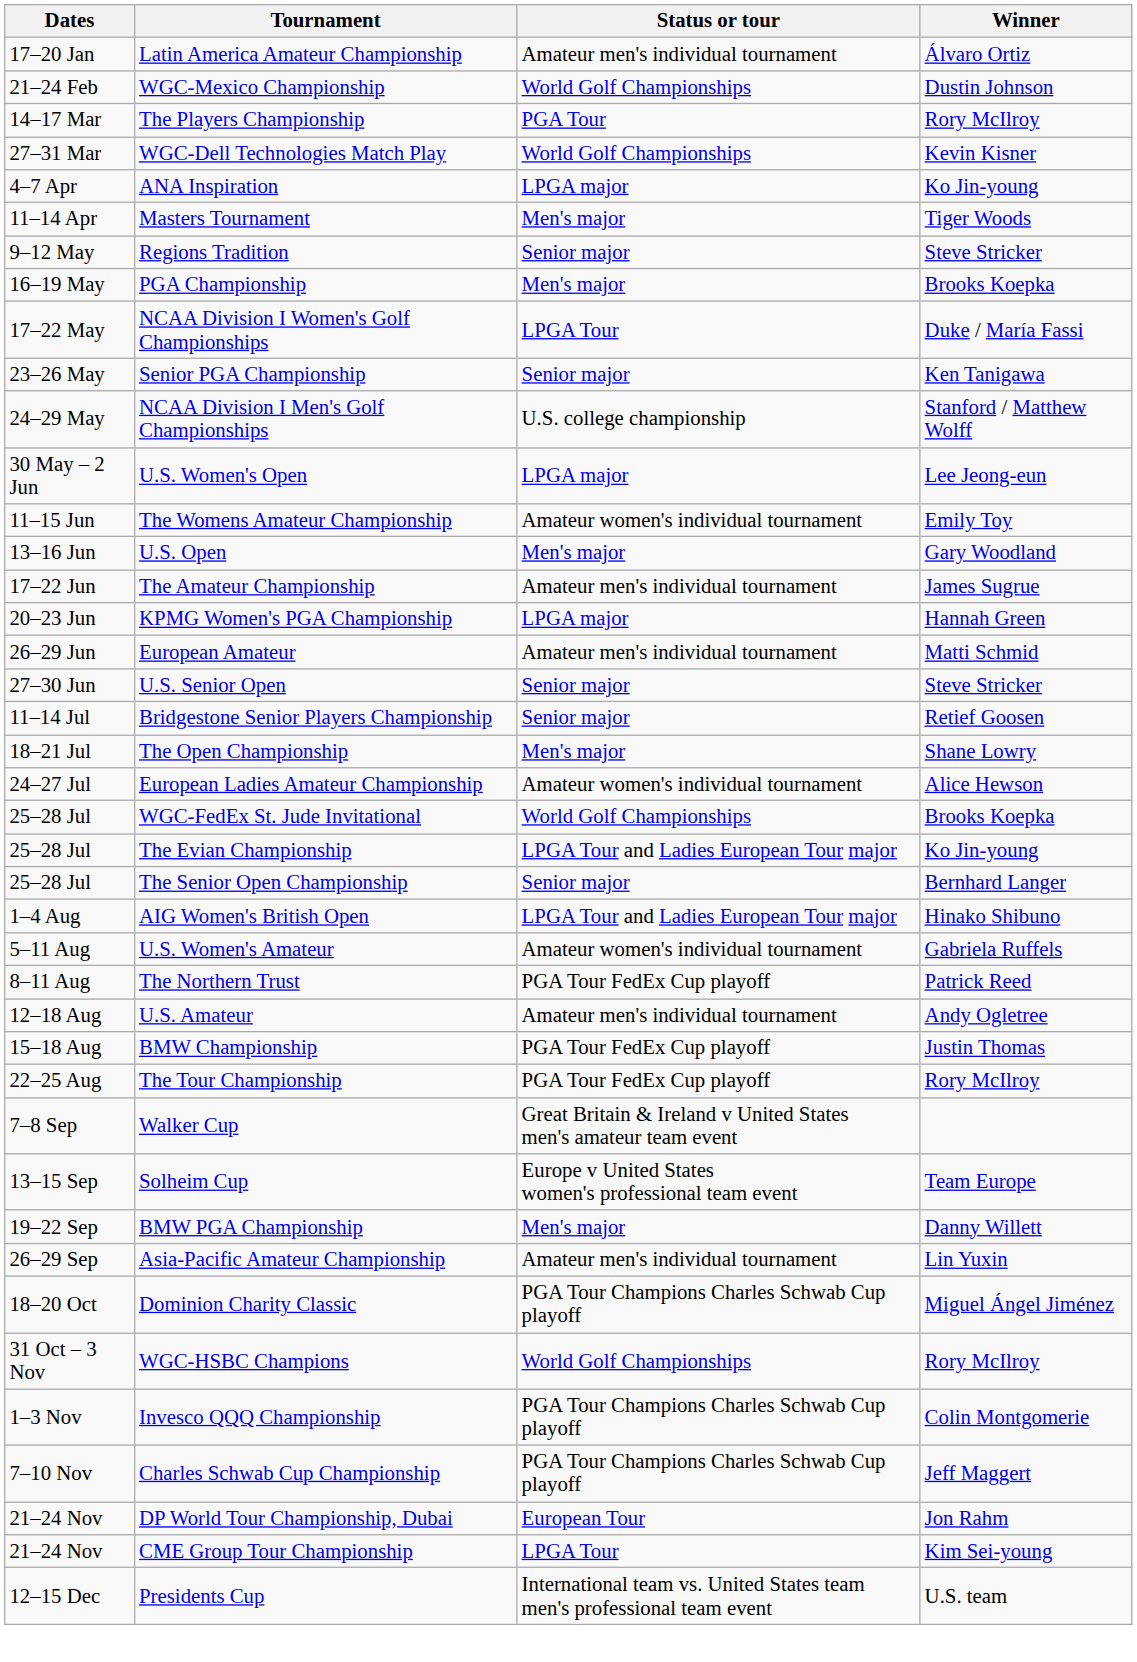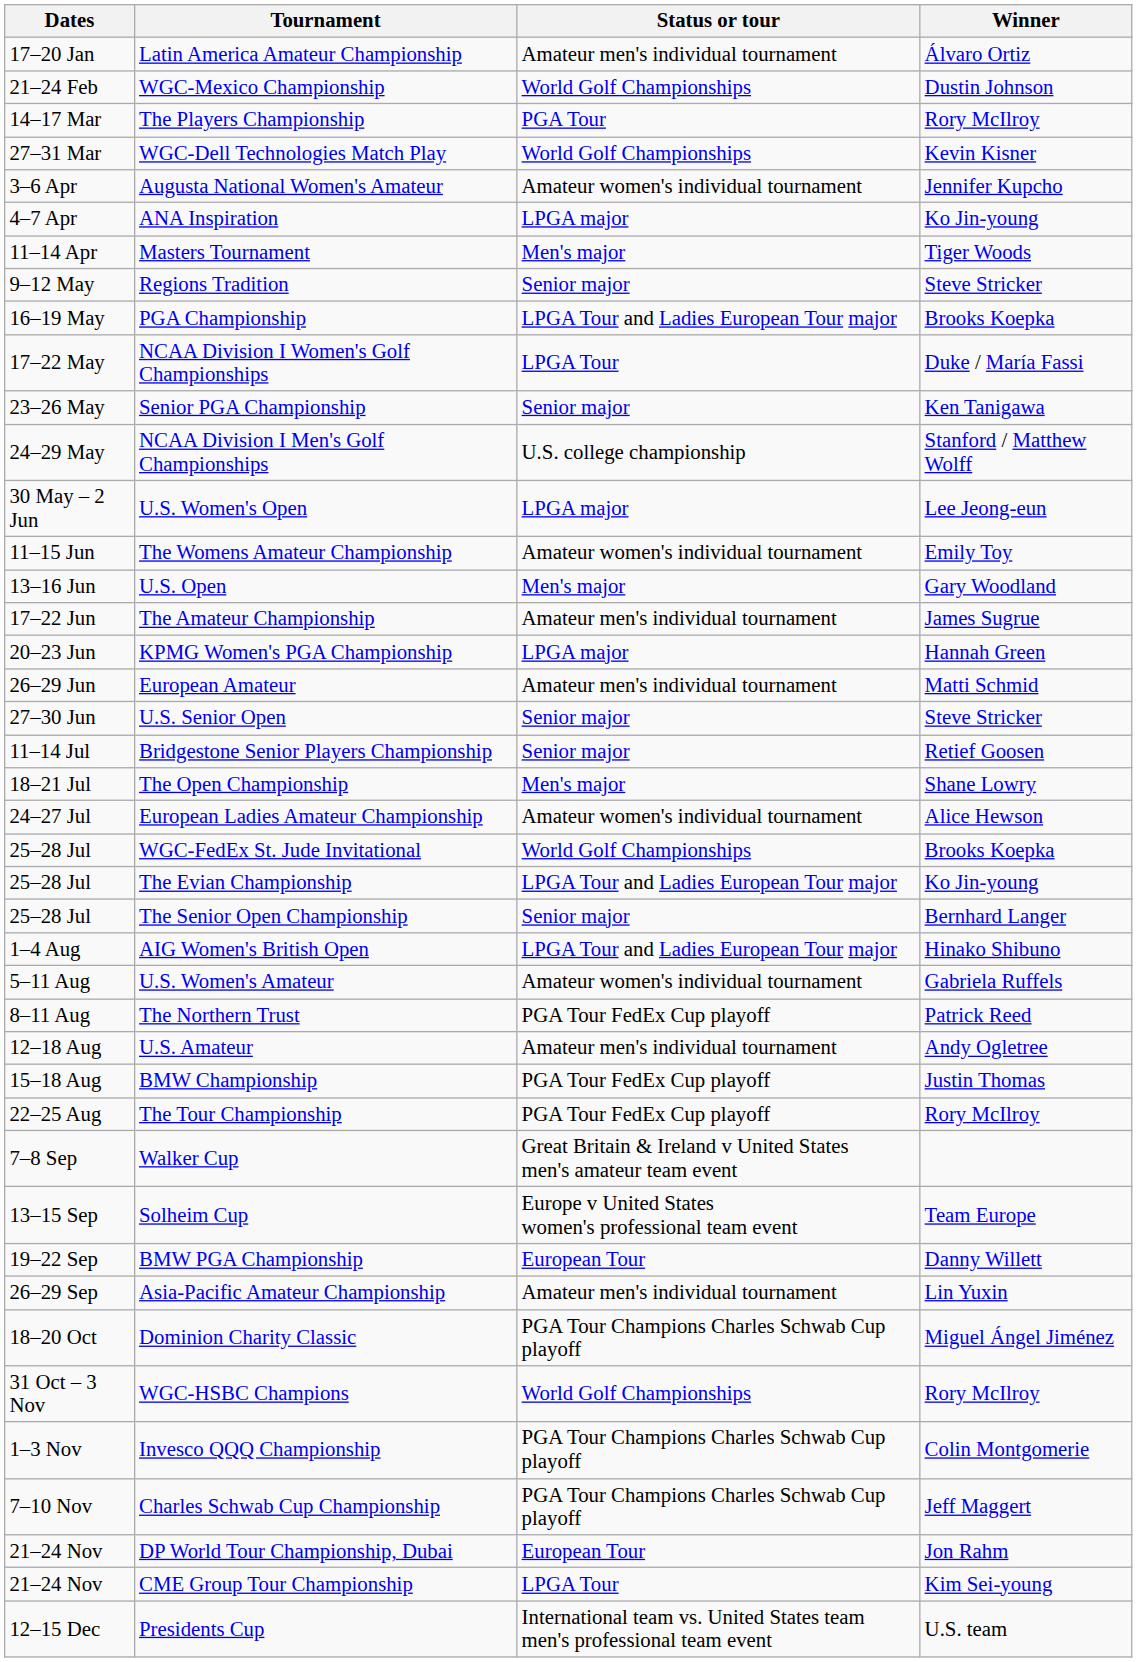+ row: (291, 185)
(573, 284) Men's major -> (709, 317) LPGA Tour and Ladies European Tour major
(573, 1226) Men's major -> (583, 1259) European Tour
